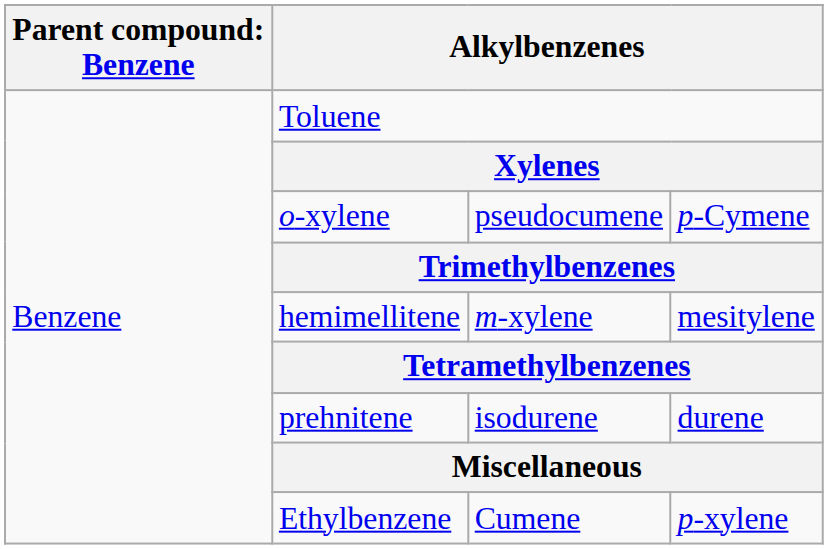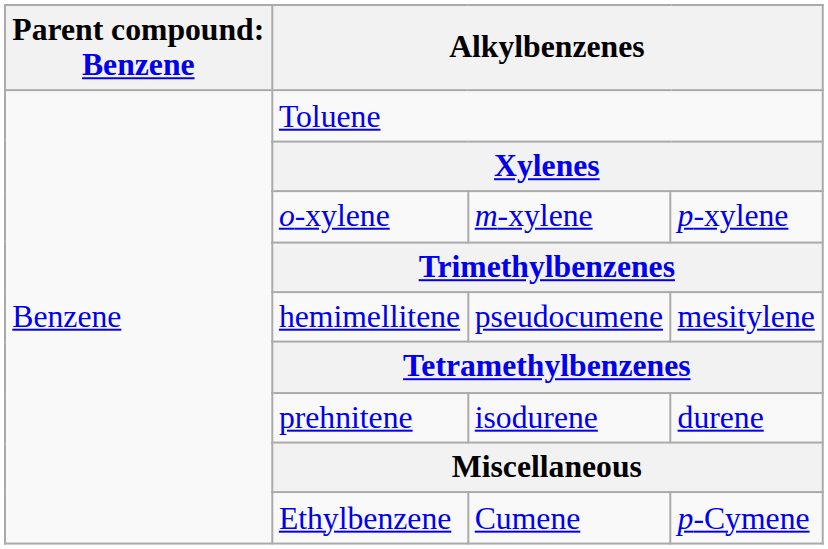(569, 215) pseudocumene -> (534, 215) m-xylene
(744, 215) p-Cymene -> (733, 215) p-xylene
(534, 316) m-xylene -> (569, 316) pseudocumene
(733, 517) p-xylene -> (744, 517) p-Cymene
